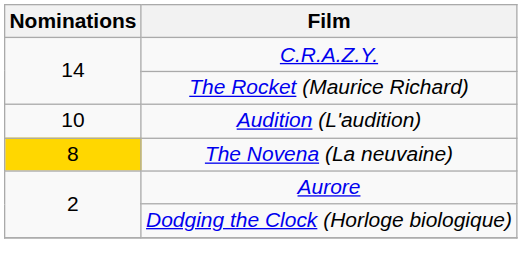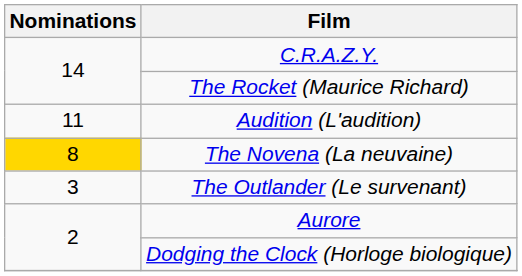(73, 120) 10 -> (73, 120) 11
+ row: (329, 187)
